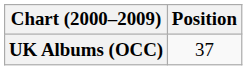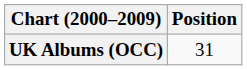(204, 49) 37 -> (204, 49) 31
